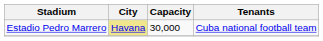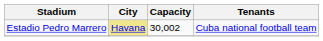(165, 28) 30,000 -> (165, 28) 30,002
